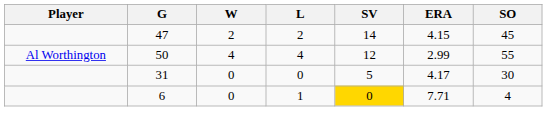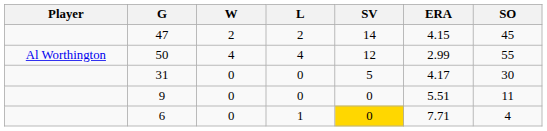+ row: (162, 95)
